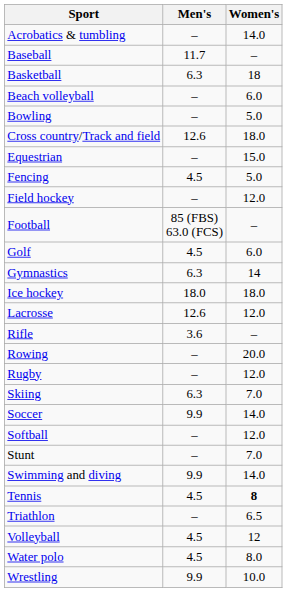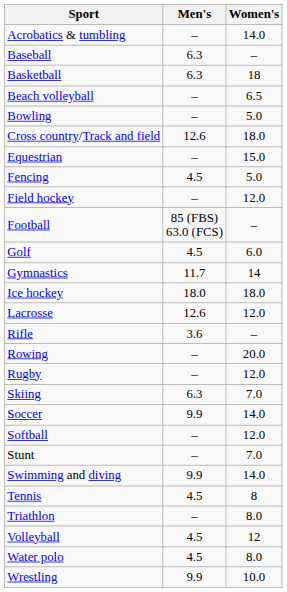(194, 55) 11.7 -> (194, 55) 6.3
(254, 95) 6.0 -> (254, 95) 6.5
(194, 272) 6.3 -> (194, 272) 11.7
(254, 495) bold -> (254, 495) normal
(254, 516) 6.5 -> (254, 516) 8.0
